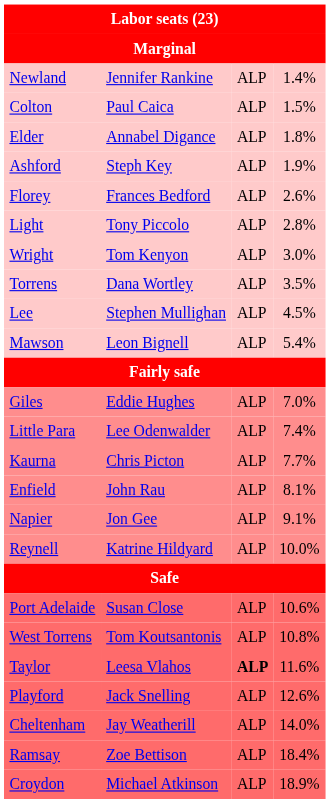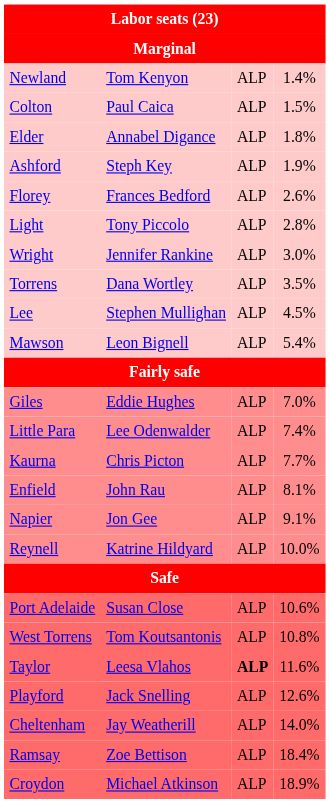(160, 77) Jennifer Rankine -> (147, 77) Tom Kenyon
(147, 254) Tom Kenyon -> (160, 254) Jennifer Rankine
